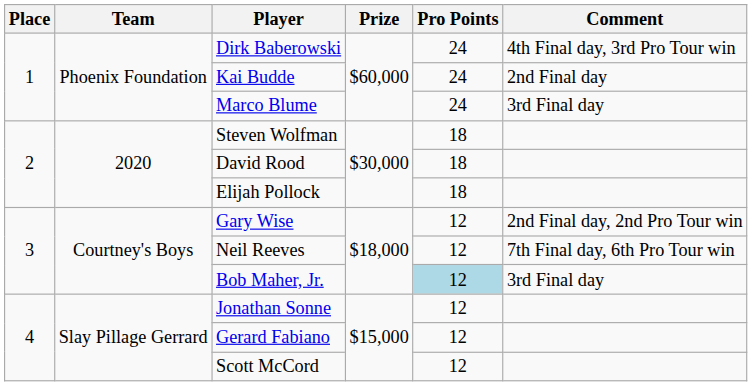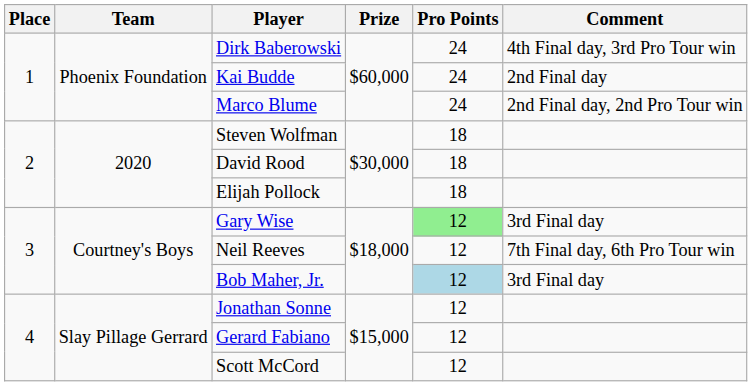(556, 105) 3rd Final day -> (625, 105) 2nd Final day, 2nd Pro Tour win
(458, 221) no background -> (458, 221) lightgreen background
(625, 221) 2nd Final day, 2nd Pro Tour win -> (556, 221) 3rd Final day
